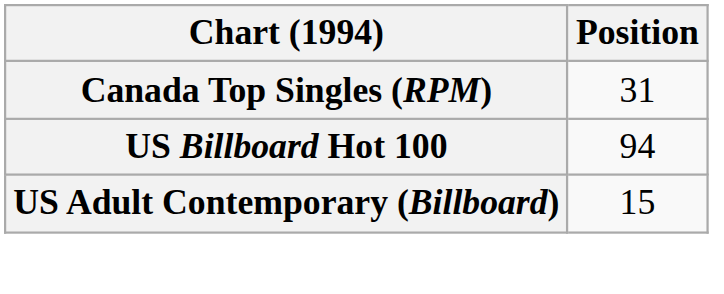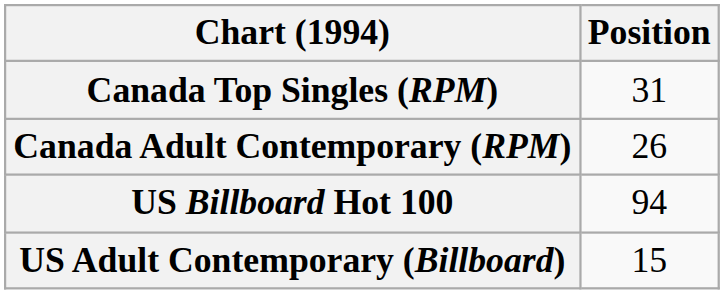+ row: (292, 145)
